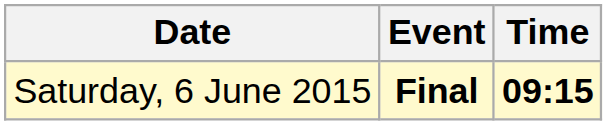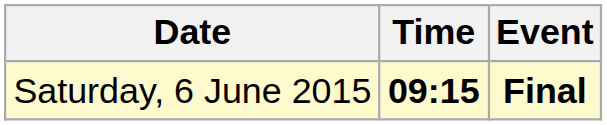columns swapped: (548, 32) <-> (437, 32)
